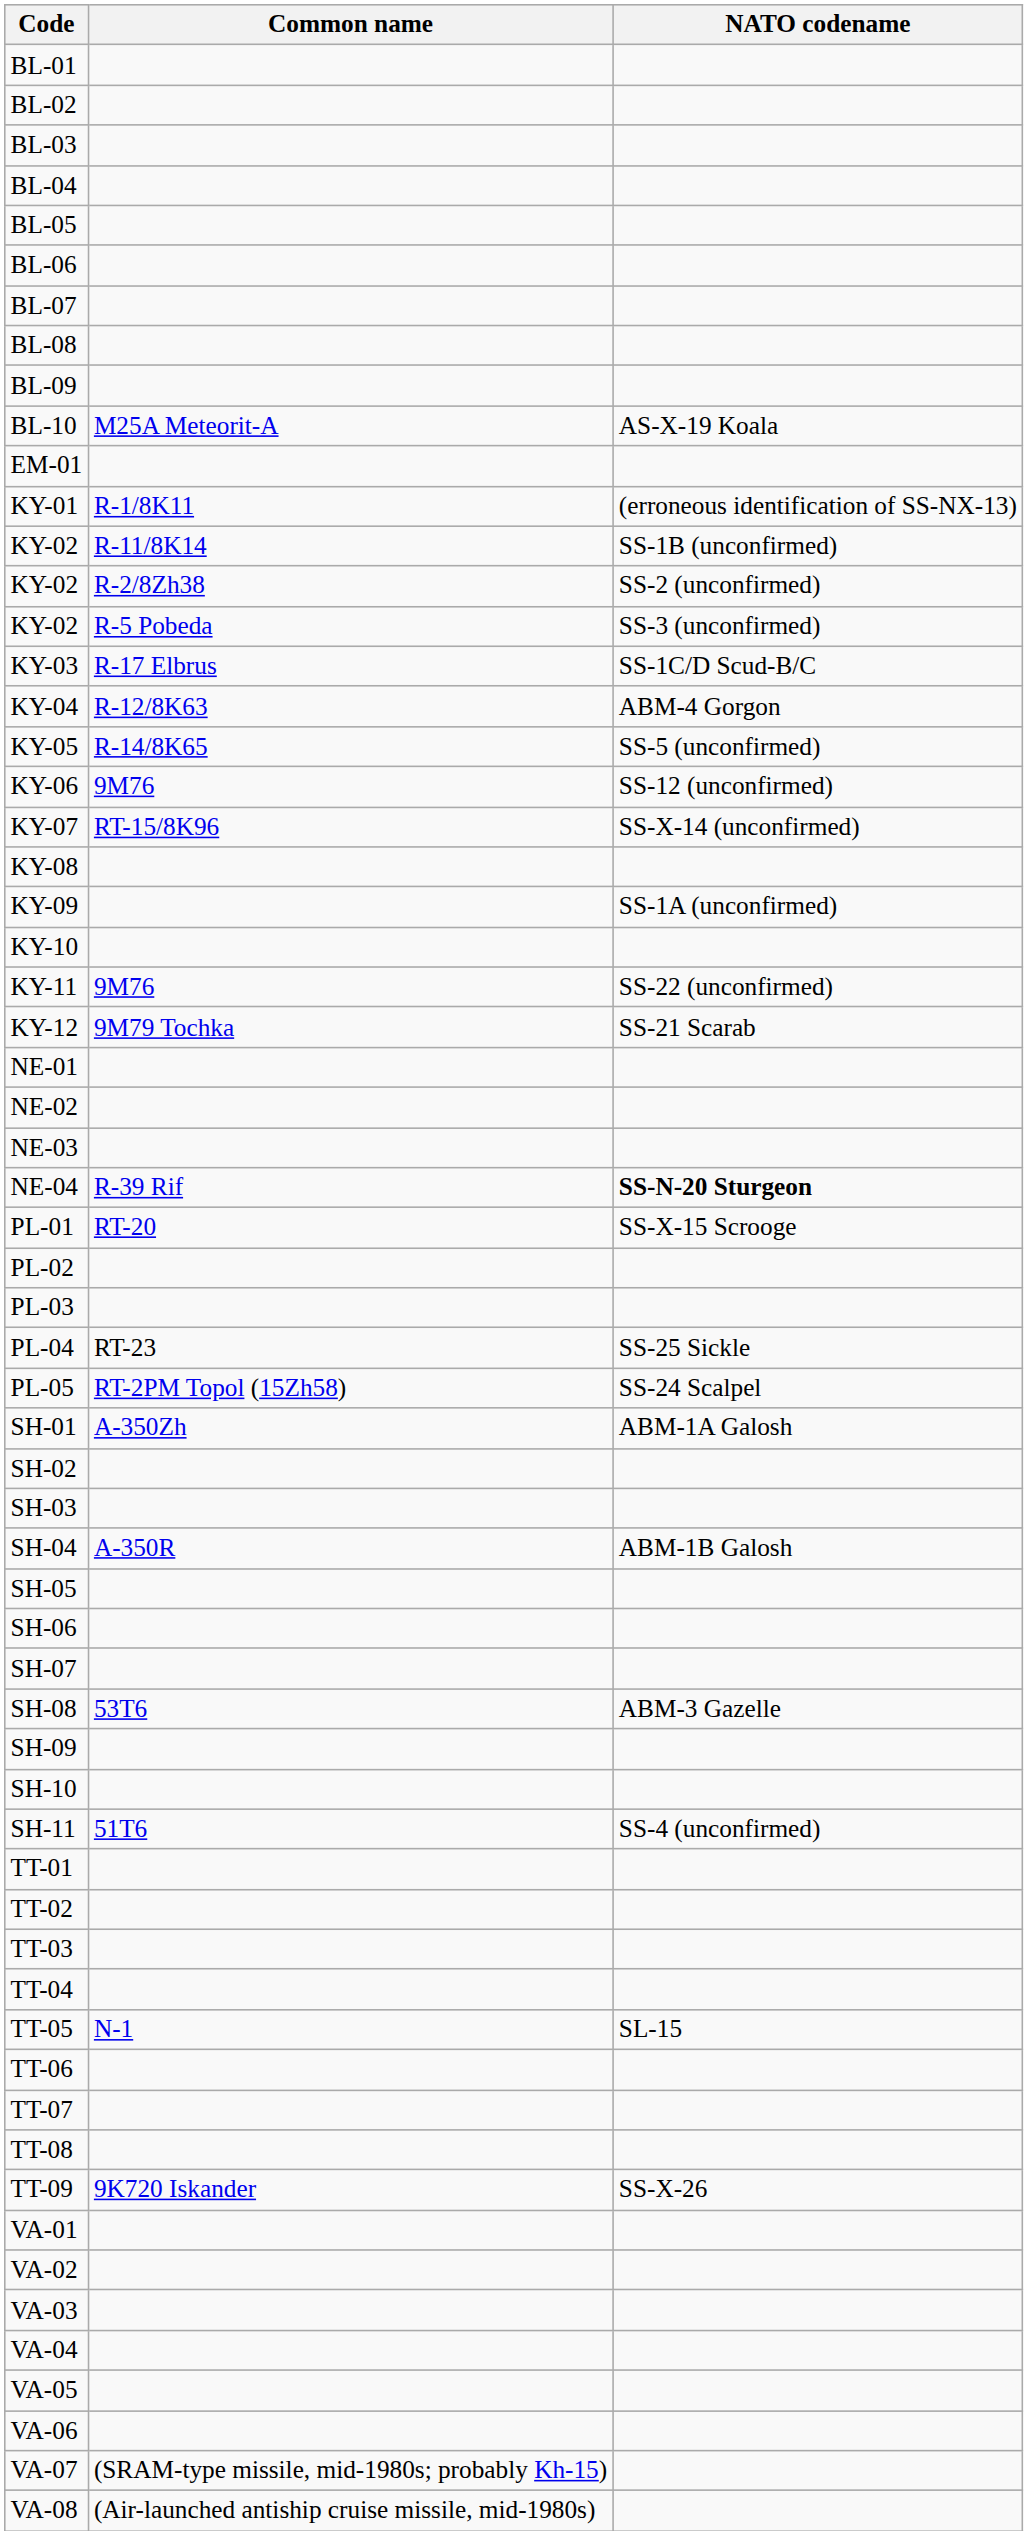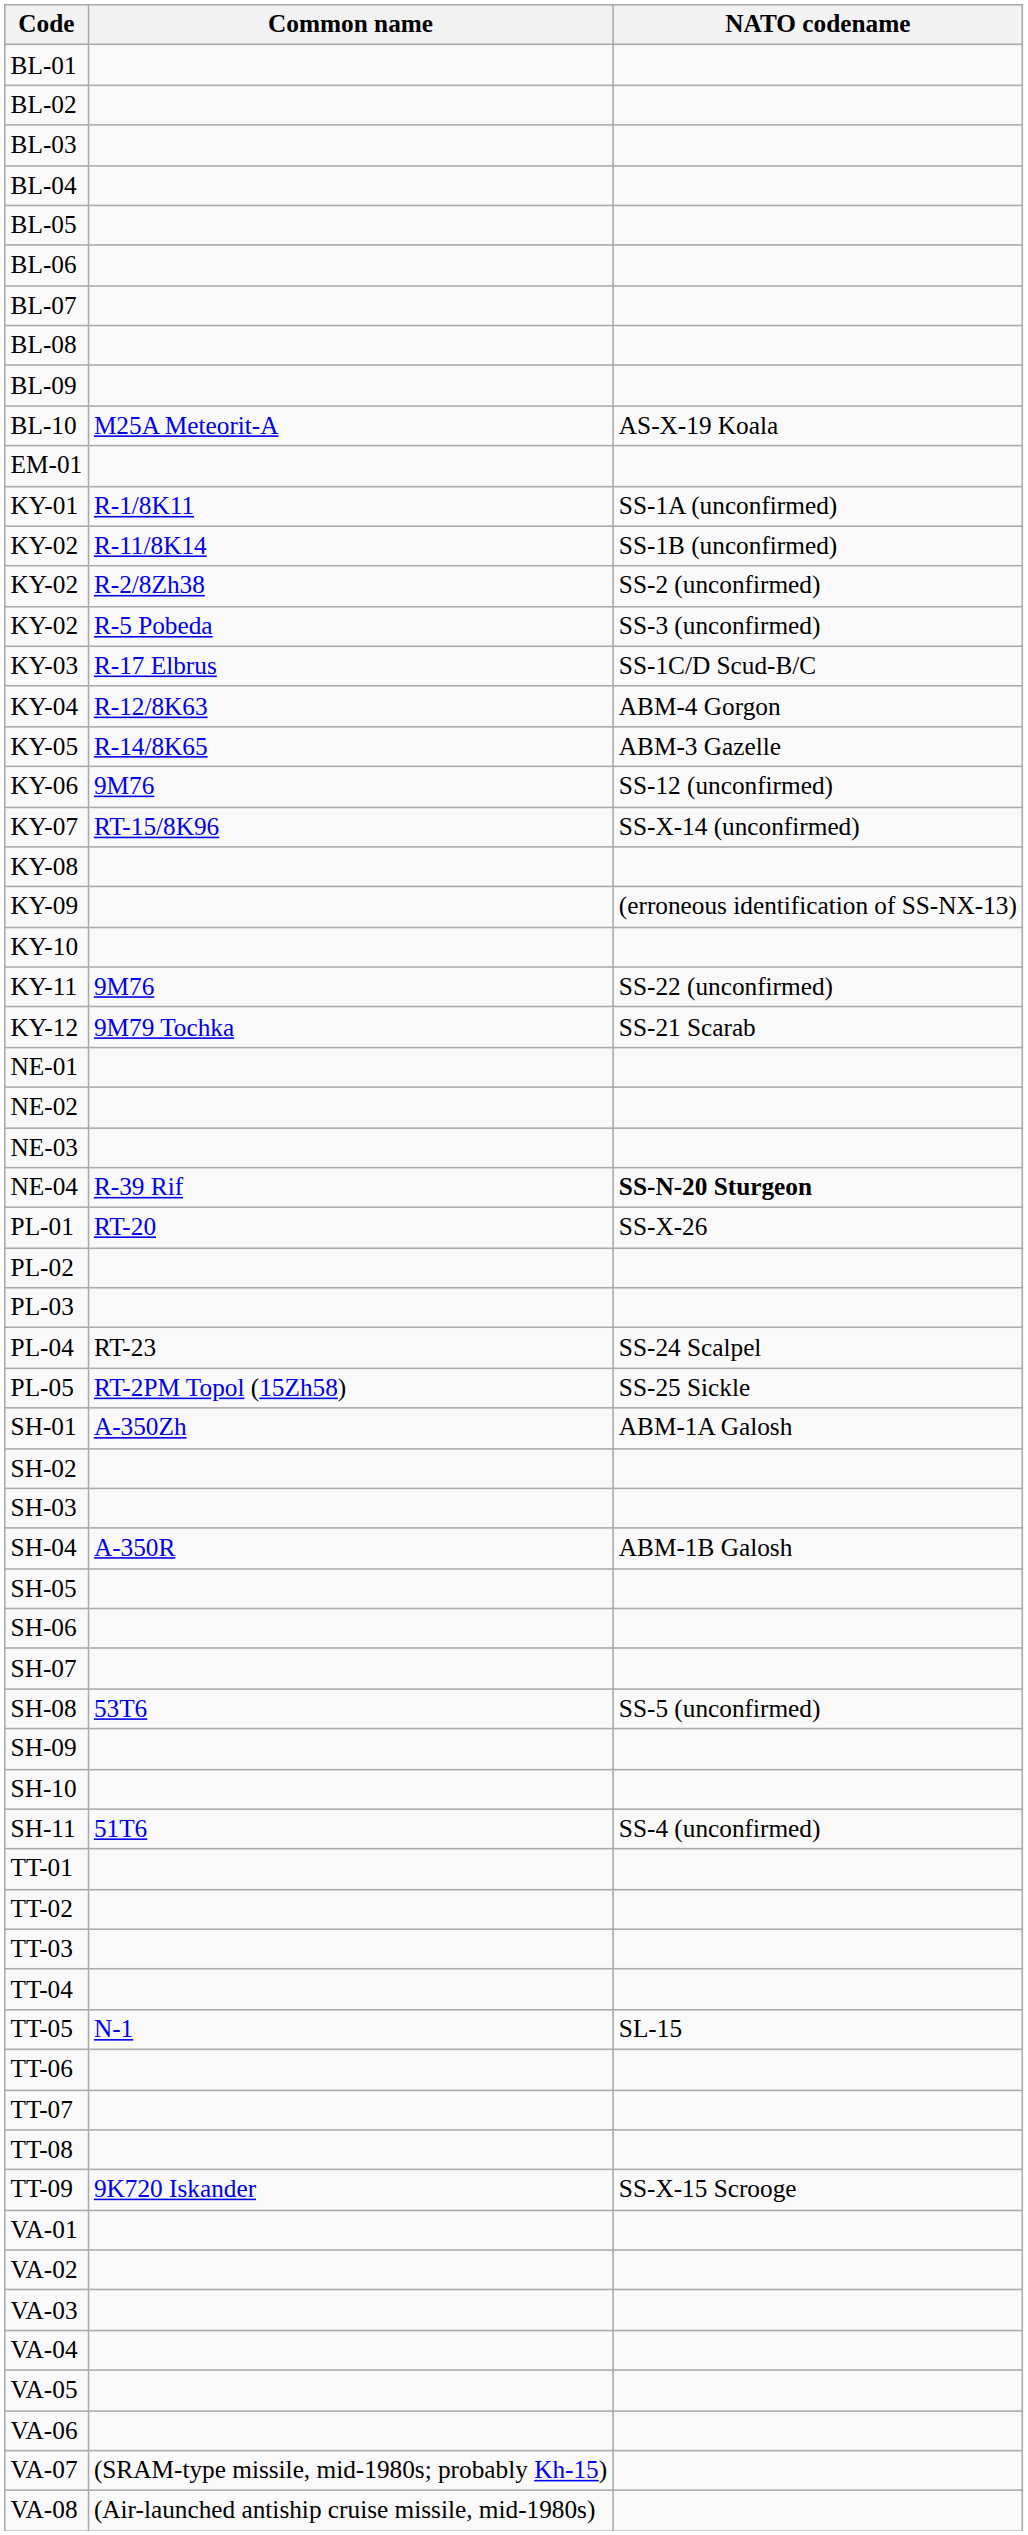(818, 505) (erroneous identification of SS-NX-13) -> (728, 505) SS-1A (unconfirmed)
(720, 746) SS-5 (unconfirmed) -> (700, 746) ABM-3 Gazelle
(728, 906) SS-1A (unconfirmed) -> (818, 906) (erroneous identification of SS-NX-13)
(708, 1227) SS-X-15 Scrooge -> (663, 1227) SS-X-26
(685, 1347) SS-25 Sickle -> (690, 1347) SS-24 Scalpel
(690, 1387) SS-24 Scalpel -> (685, 1387) SS-25 Sickle
(700, 1708) ABM-3 Gazelle -> (720, 1708) SS-5 (unconfirmed)
(663, 2189) SS-X-26 -> (708, 2189) SS-X-15 Scrooge
